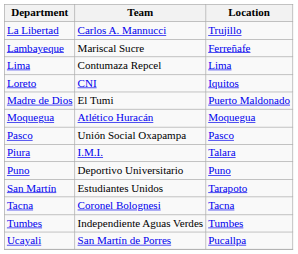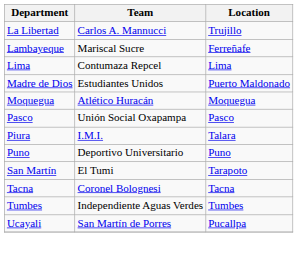- row: (22, 83)
(96, 100) El Tumi -> (120, 83) Estudiantes Unidos
(120, 188) Estudiantes Unidos -> (96, 170) El Tumi
